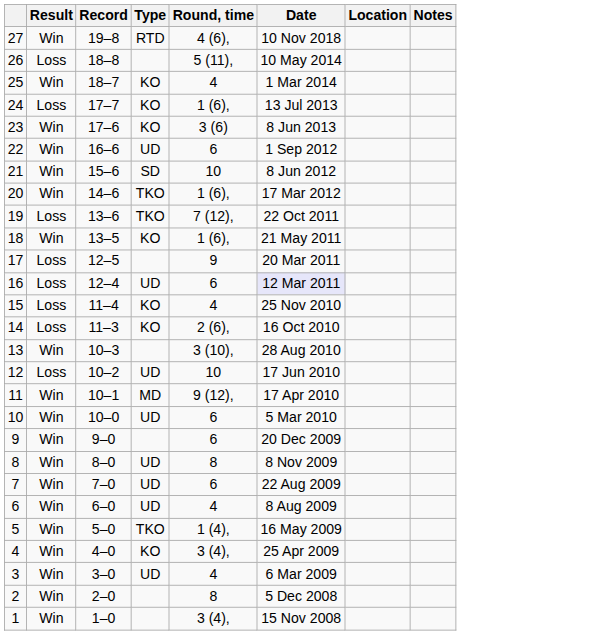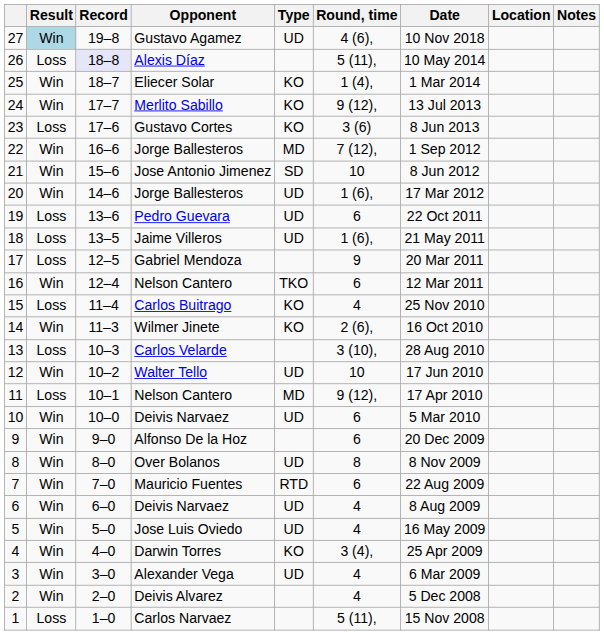+ column: (203, 15)
(51, 37) no background -> (51, 37) lightblue background
(150, 37) RTD -> (294, 37) UD
(104, 60) no background -> (104, 60) lavender background
(213, 82) 4 -> (357, 82) 1 (4),
(51, 104) Loss -> (51, 104) Win
(213, 104) 1 (6), -> (357, 104) 9 (12),
(51, 127) Win -> (51, 127) Loss
(150, 149) UD -> (294, 149) MD
(213, 149) 6 -> (357, 149) 7 (12),
(150, 194) TKO -> (294, 194) UD
(150, 216) TKO -> (294, 216) UD
(213, 216) 7 (12), -> (357, 216) 6
(51, 238) Win -> (51, 238) Loss
(150, 238) KO -> (294, 238) UD
(51, 283) Loss -> (51, 283) Win
(150, 283) UD -> (294, 283) TKO
(301, 283) lavender background -> (445, 283) no background
(51, 328) Loss -> (51, 328) Win
(51, 350) Win -> (51, 350) Loss
(51, 372) Loss -> (51, 372) Win
(51, 395) Win -> (51, 395) Loss
(150, 484) UD -> (294, 484) RTD
(150, 529) TKO -> (294, 529) UD
(213, 529) 1 (4), -> (357, 529) 4
(213, 596) 8 -> (357, 596) 4
(51, 618) Win -> (51, 618) Loss
(213, 618) 3 (4), -> (357, 618) 5 (11),
